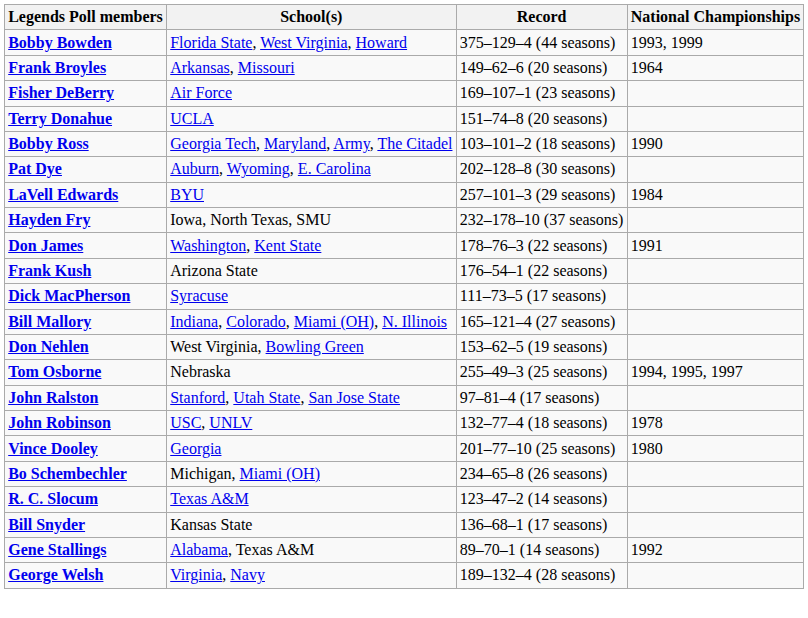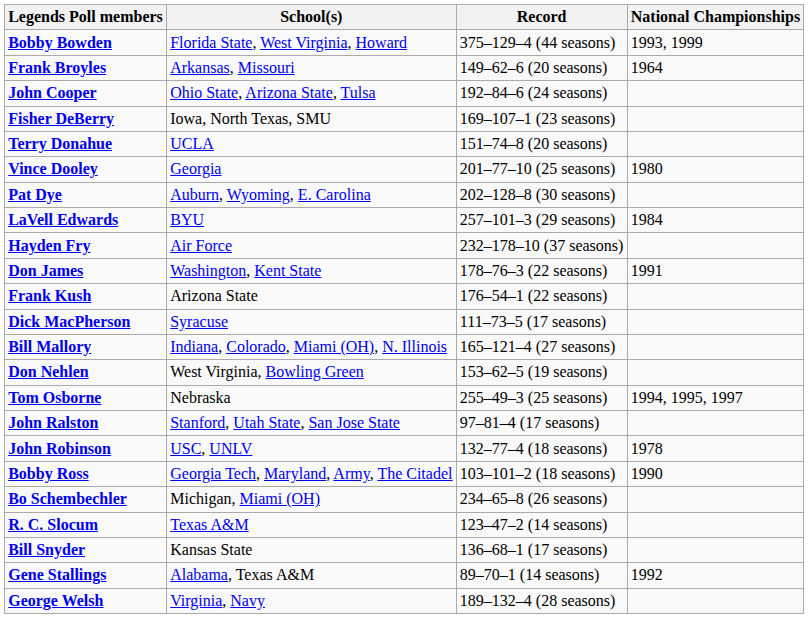+ row: (52, 93)
(201, 93) Air Force -> (251, 118) Iowa, North Texas, SMU
rows swapped: (53, 448) <-> (48, 144)
(251, 220) Iowa, North Texas, SMU -> (201, 245) Air Force
